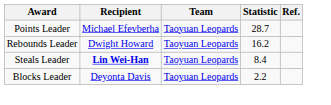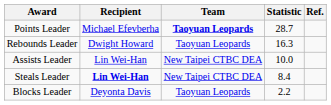(201, 28) normal -> (213, 28) bold
(260, 44) 16.2 -> (284, 44) 16.3
+ row: (42, 60)
(201, 60) Taoyuan Leopards -> (213, 76) New Taipei CTBC DEA
